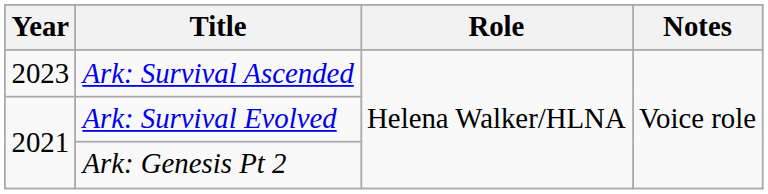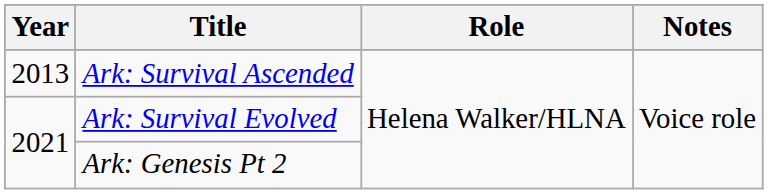(40, 73) 2023 -> (40, 73) 2013
